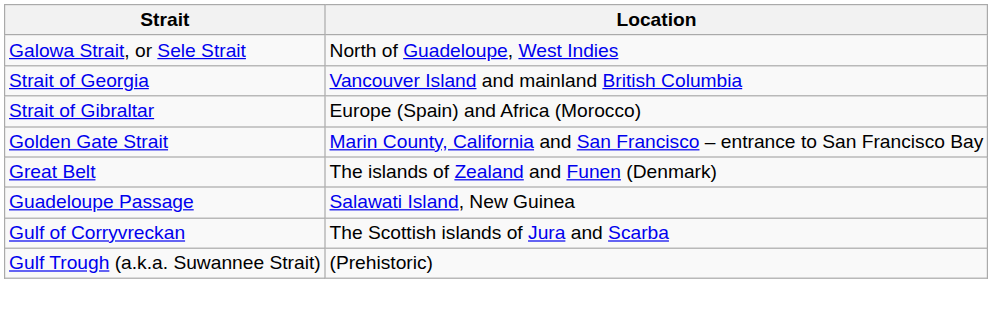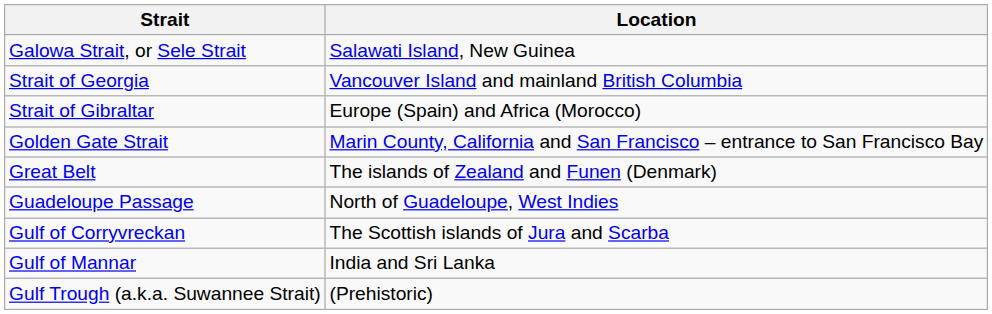(474, 50) North of Guadeloupe, West Indies -> (452, 50) Salawati Island, New Guinea
(452, 202) Salawati Island, New Guinea -> (474, 202) North of Guadeloupe, West Indies
+ row: (73, 263)
